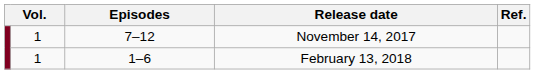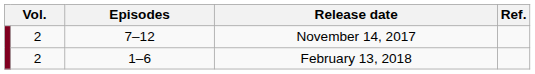(38, 36) 1 -> (38, 36) 2
(38, 58) 1 -> (38, 58) 2
